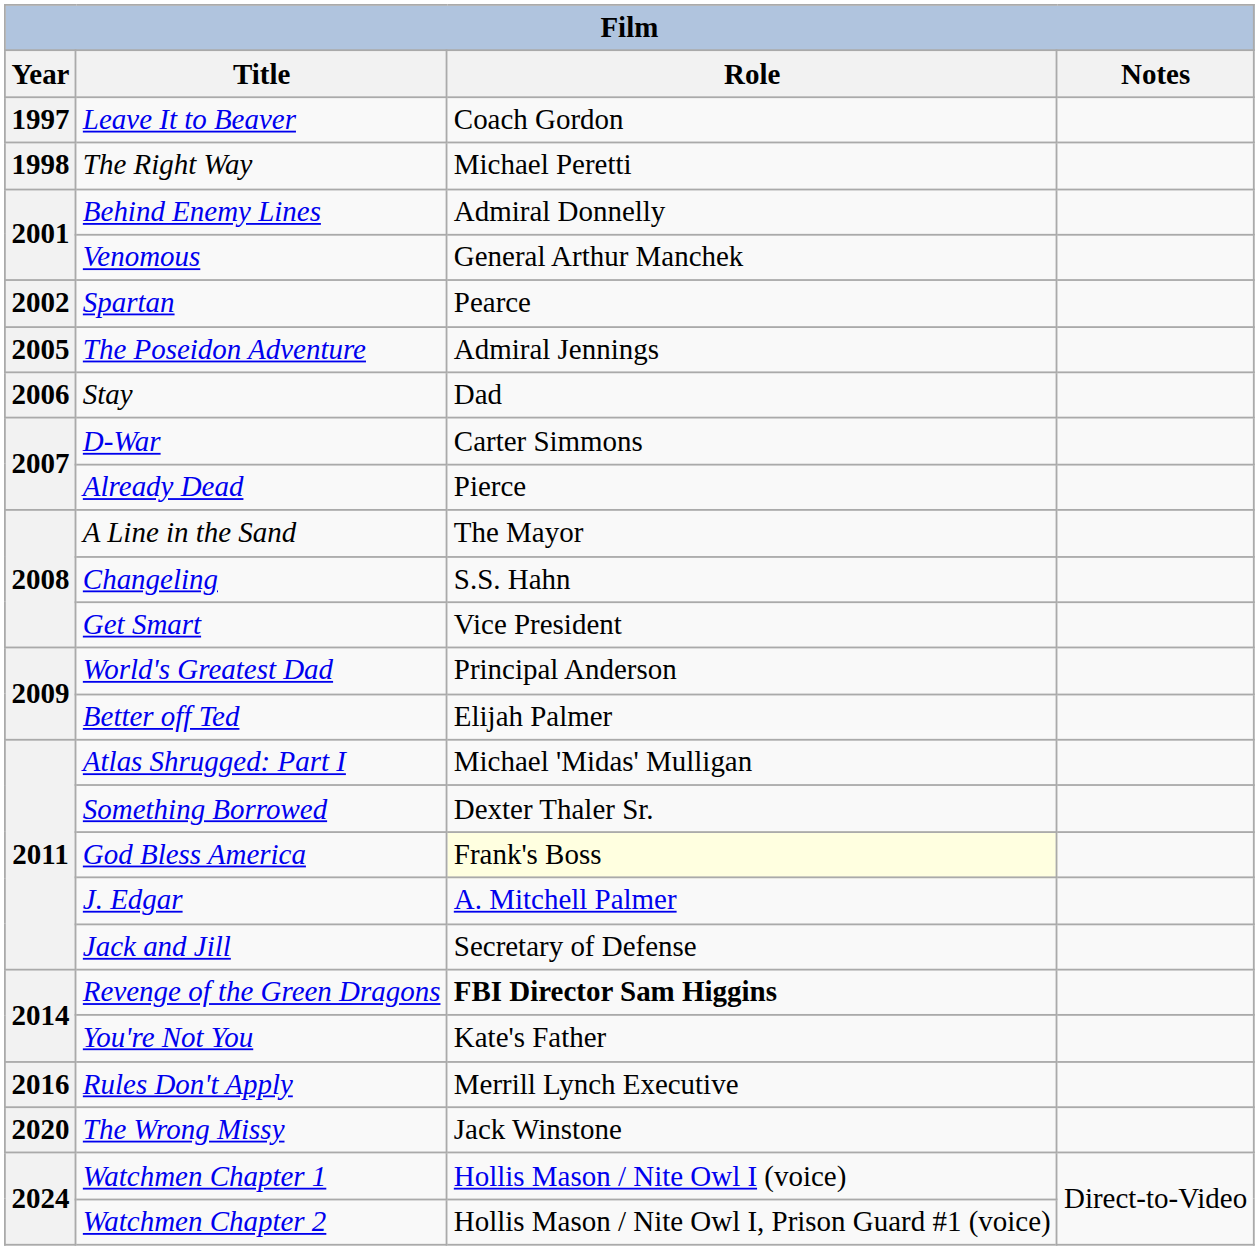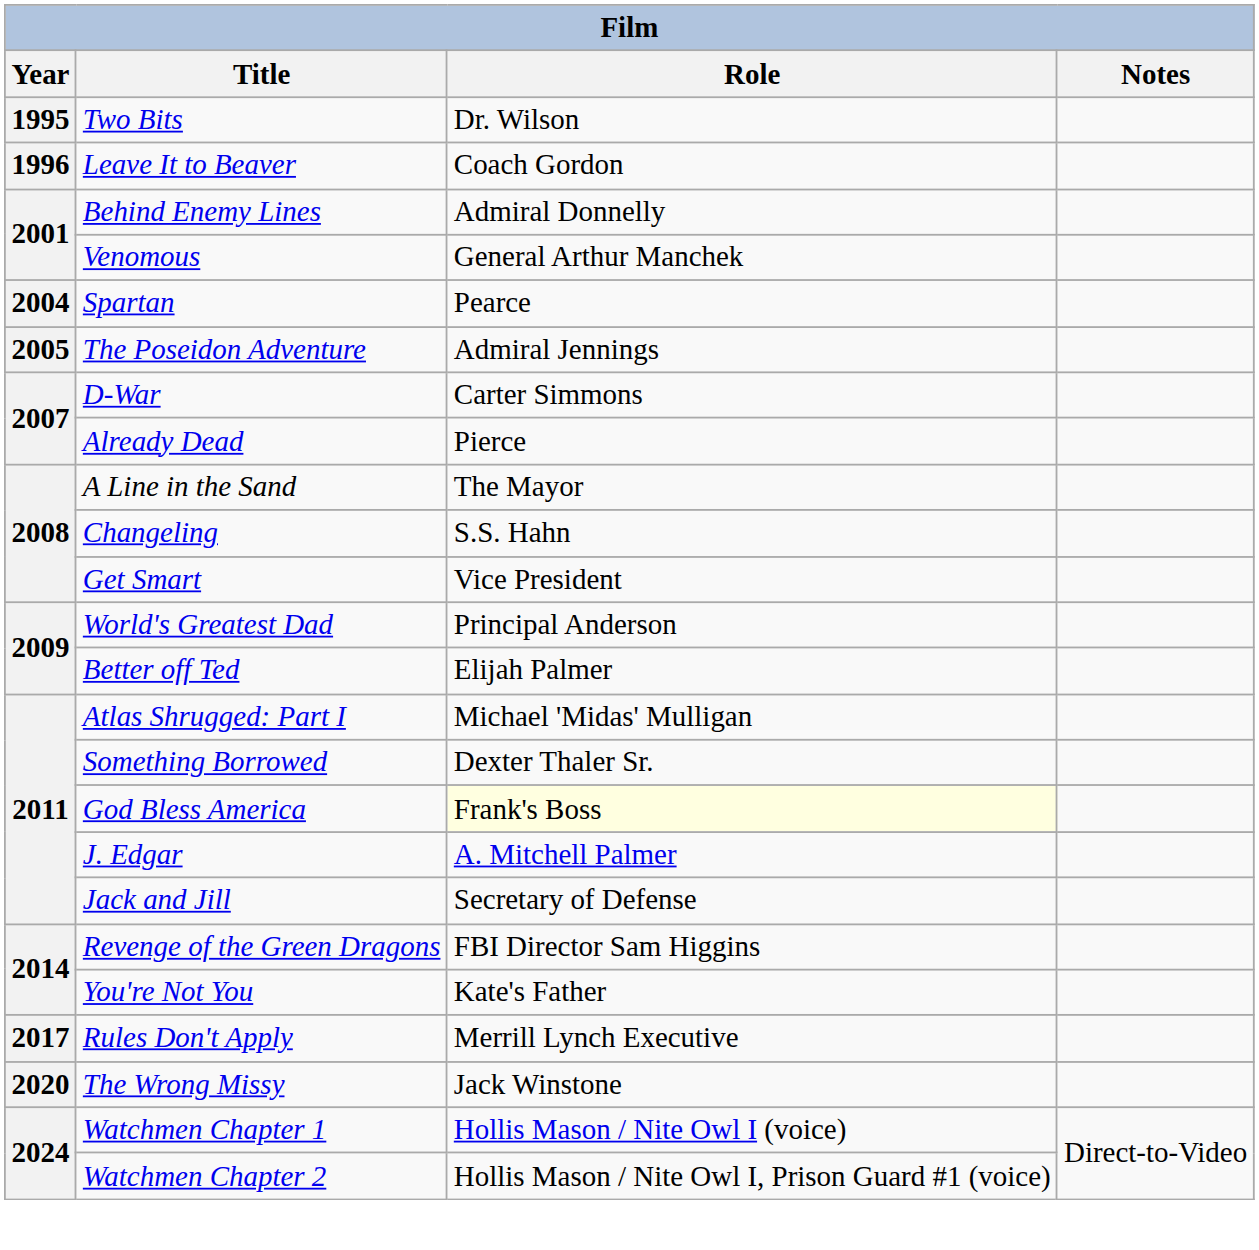+ row: (133, 119)
(41, 119) 1997 -> (41, 165) 1996
- row: (168, 165)
(41, 303) 2002 -> (41, 303) 2004
- row: (108, 394)
(615, 991) bold -> (607, 946) normal
(41, 1083) 2016 -> (41, 1037) 2017
